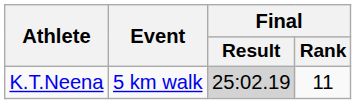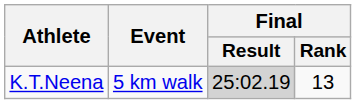(323, 83) 11 -> (323, 83) 13
